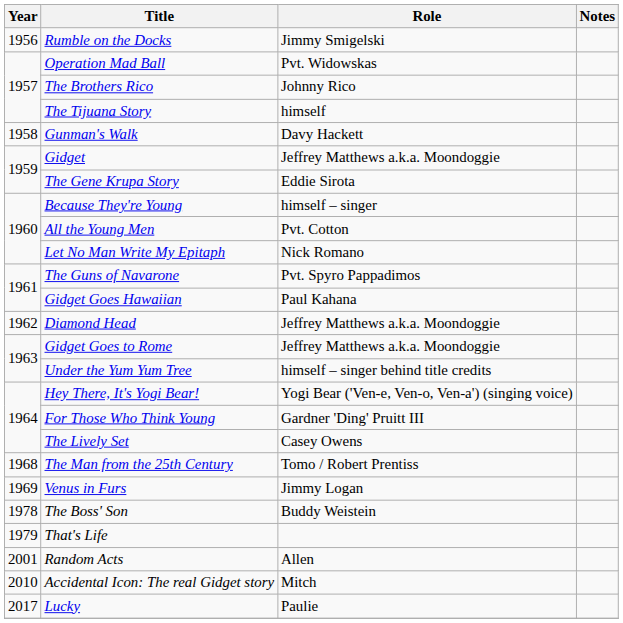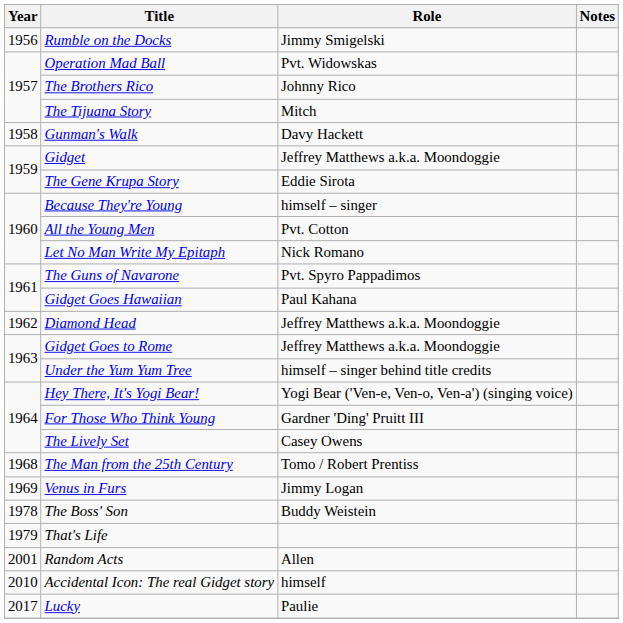(303, 110) himself -> (299, 110) Mitch
(299, 582) Mitch -> (303, 582) himself
